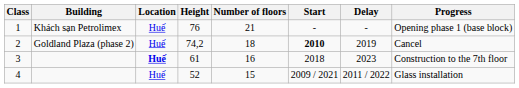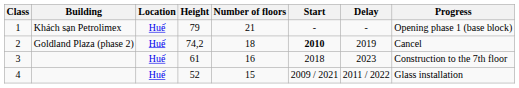(195, 28) 76 -> (195, 28) 79
(157, 59) bold -> (157, 59) normal
